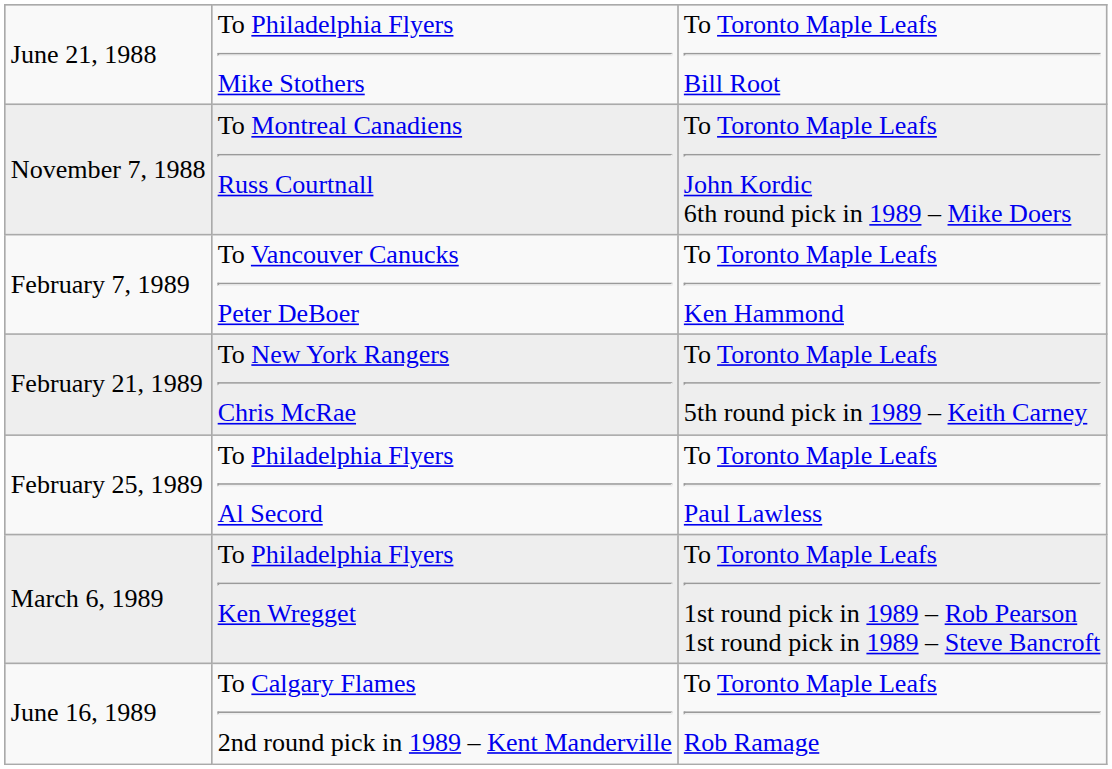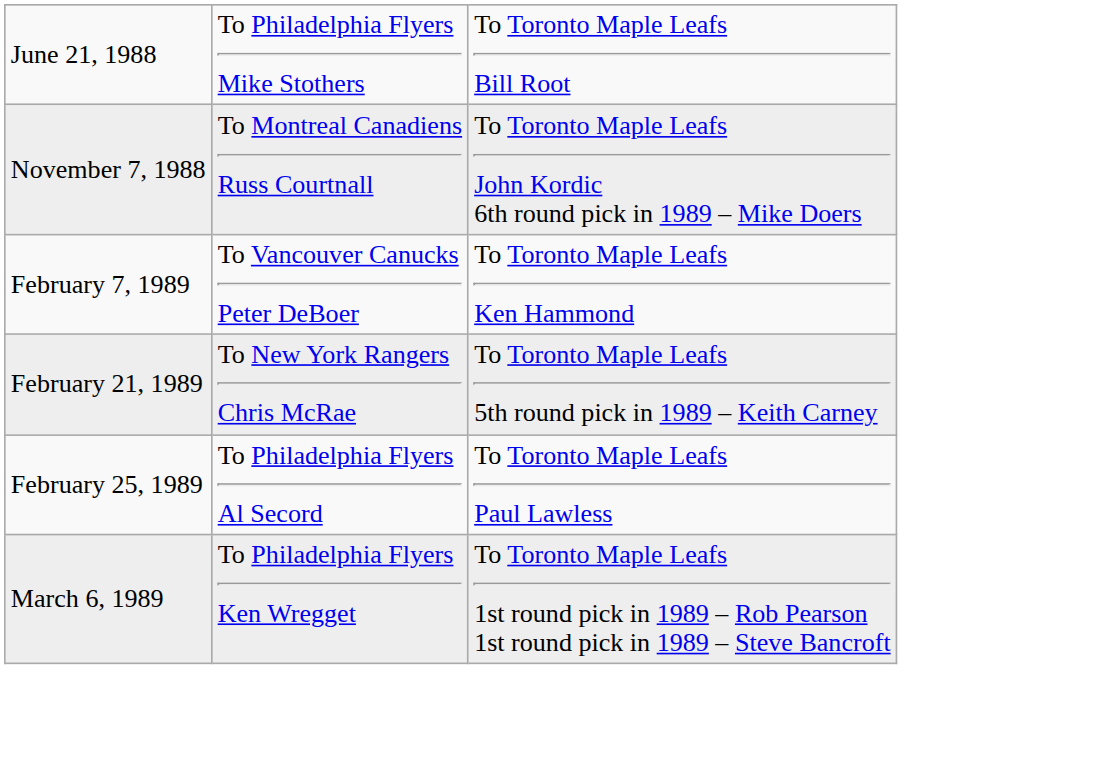- row: (84, 713)
